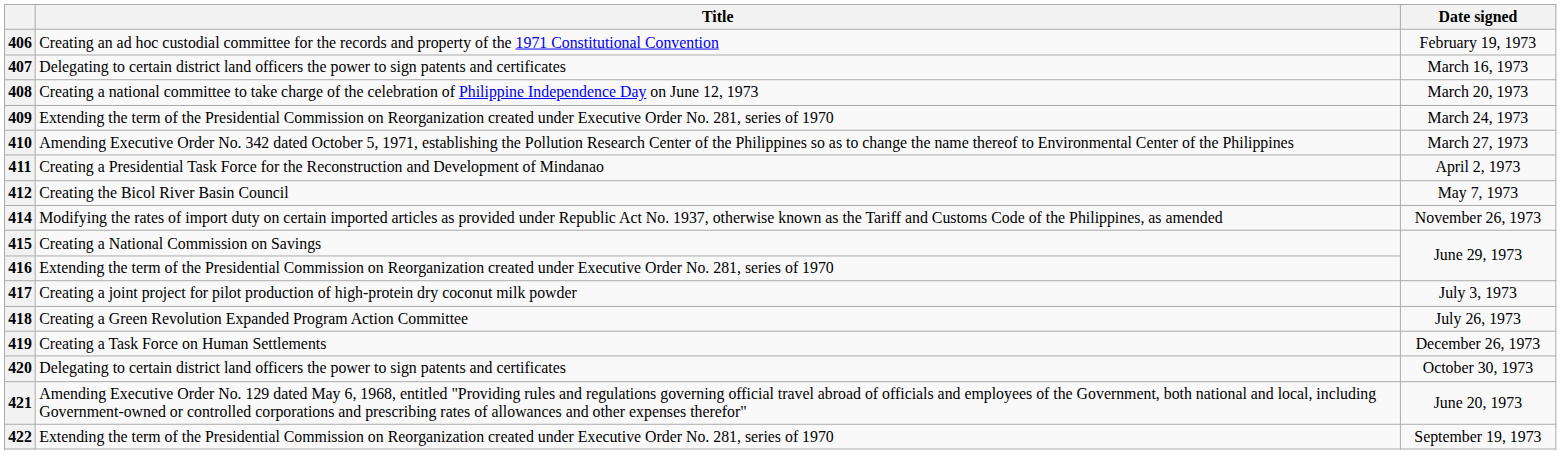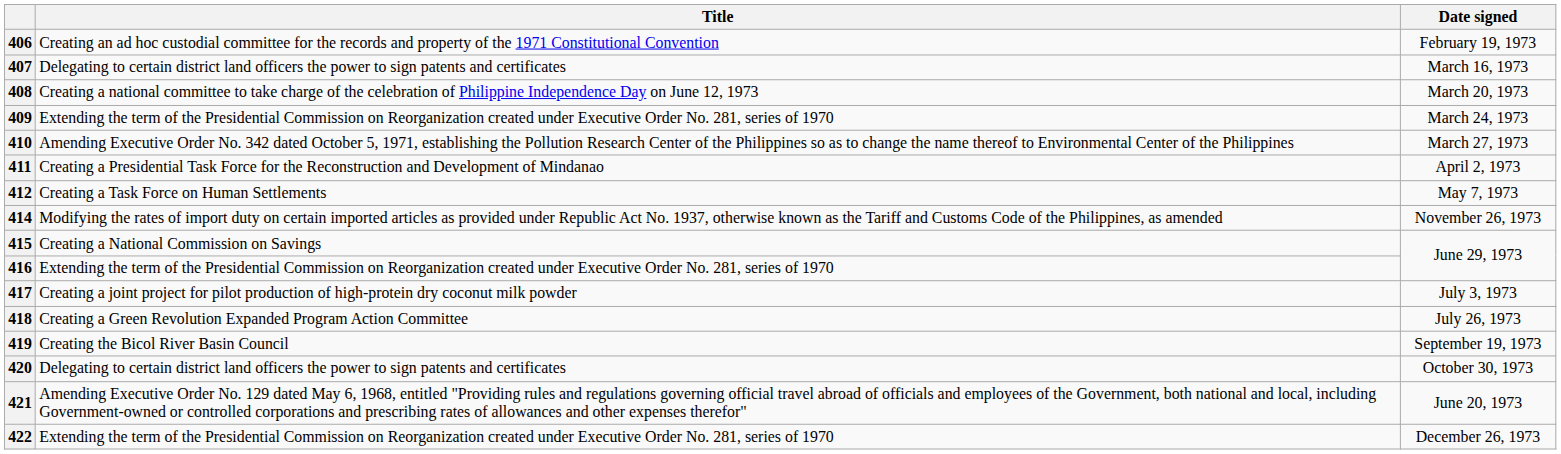(164, 192) Creating the Bicol River Basin Council -> (183, 192) Creating a Task Force on Human Settlements
(183, 343) Creating a Task Force on Human Settlements -> (164, 343) Creating the Bicol River Basin Council
(1478, 343) December 26, 1973 -> (1478, 343) September 19, 1973
(1478, 436) September 19, 1973 -> (1478, 436) December 26, 1973
